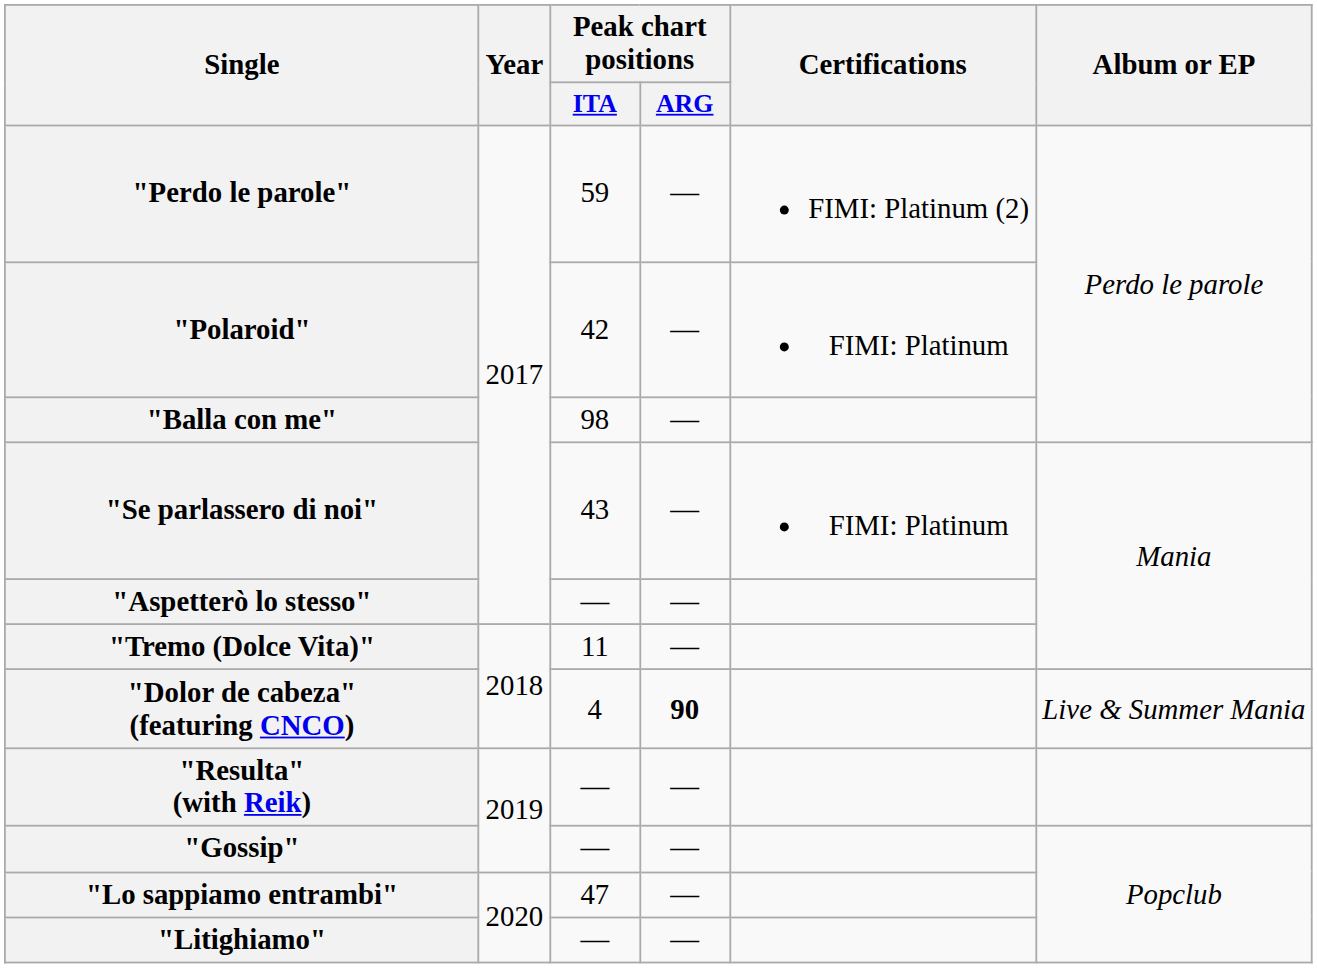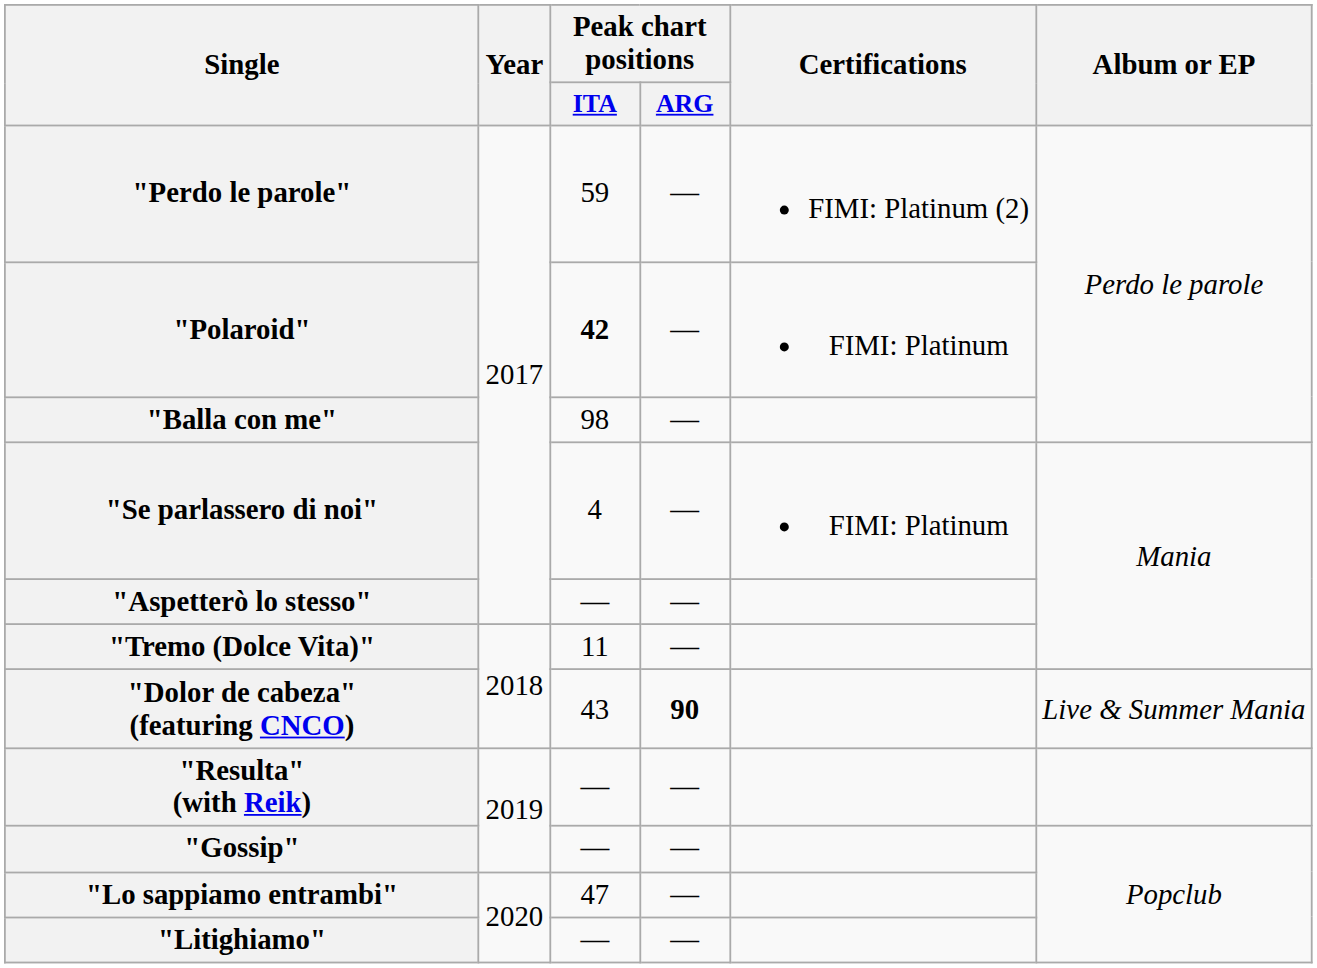(595, 328) normal -> (595, 328) bold
(595, 510) 43 -> (595, 510) 4
(595, 708) 4 -> (595, 708) 43
